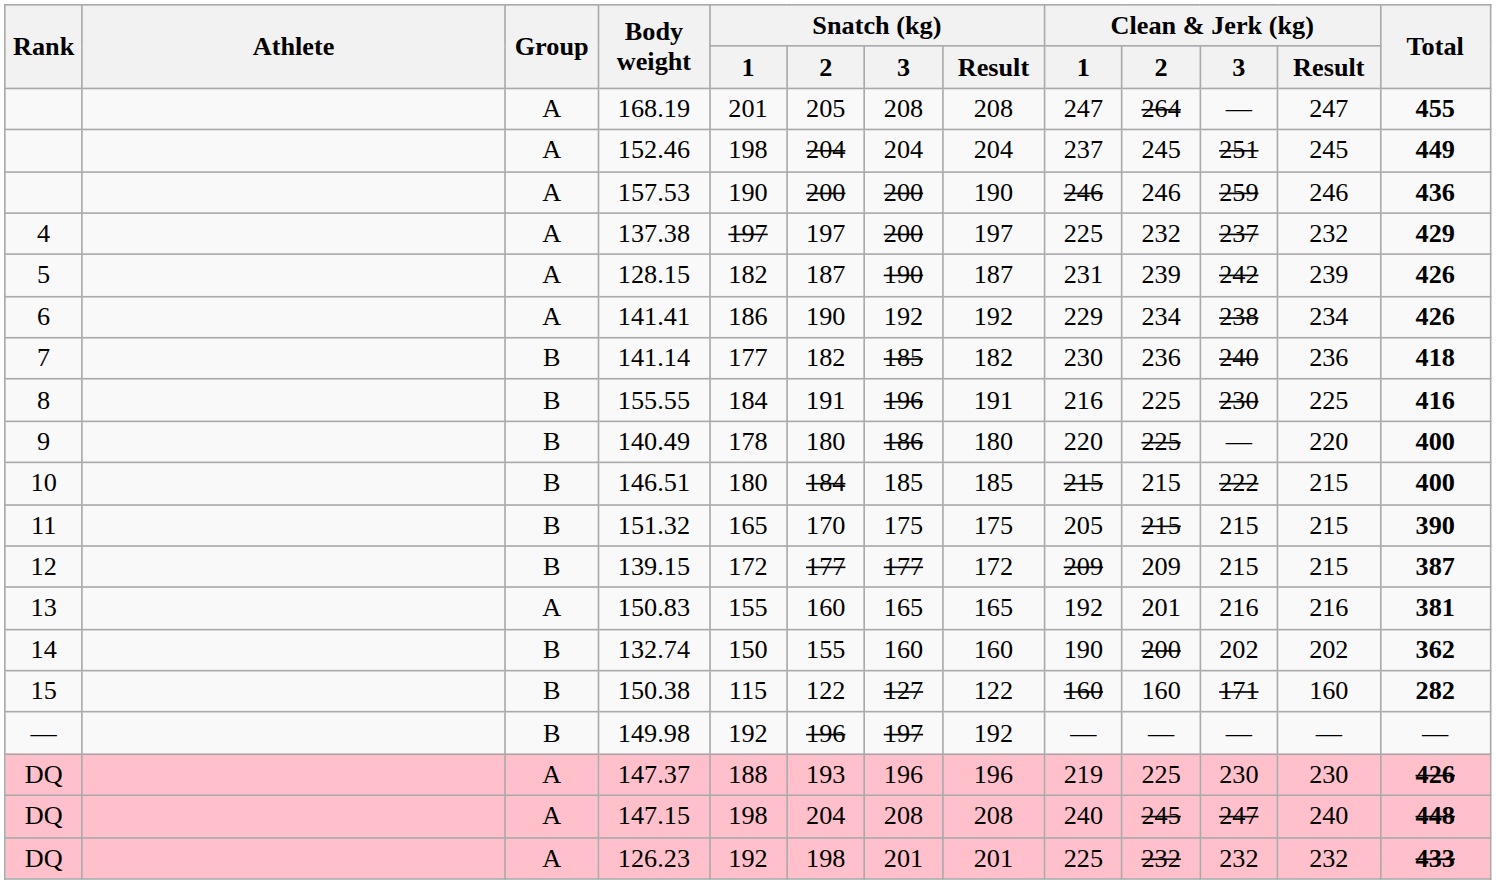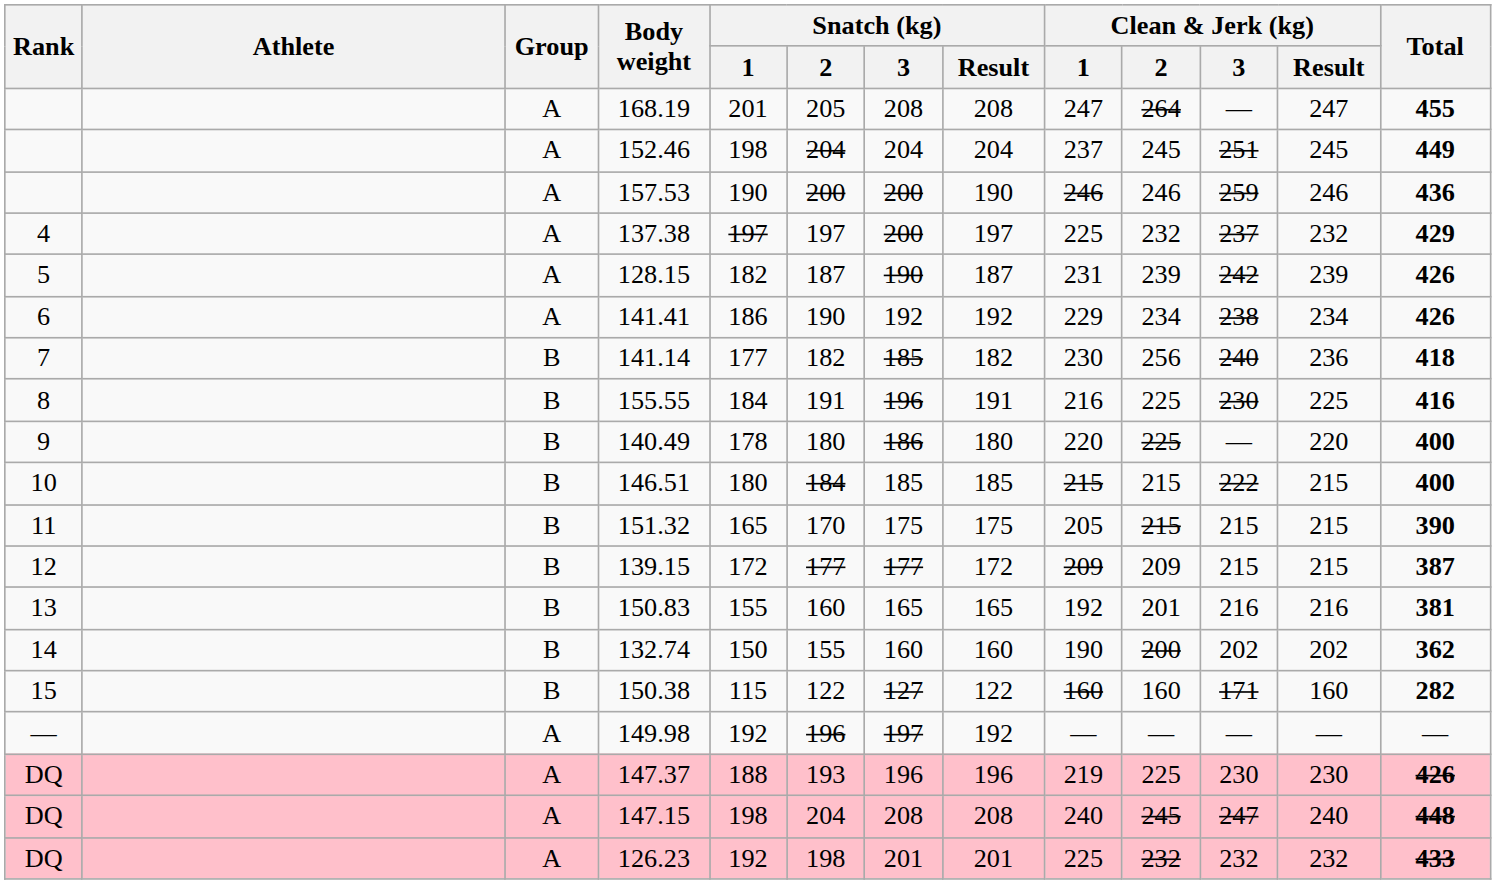(1161, 358) 236 -> (1161, 358) 256
(552, 607) A -> (552, 607) B
(552, 732) B -> (552, 732) A
